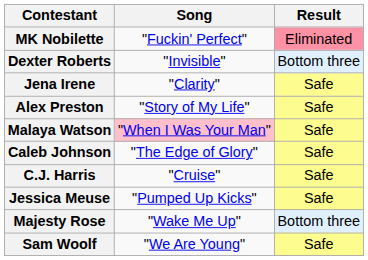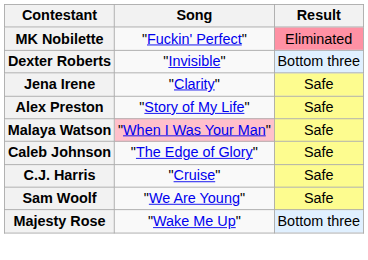- row: (60, 198)
rows swapped: (60, 221) <-> (60, 244)
